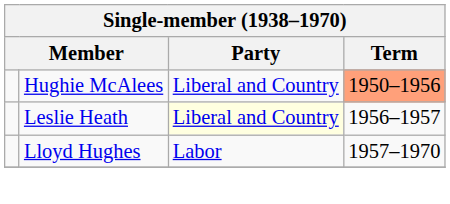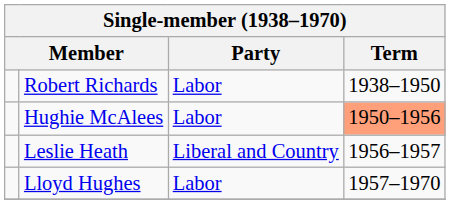+ row: (91, 85)
(256, 85) Liberal and Country -> (197, 118) Labor
(256, 118) lightyellow background -> (256, 150) no background
